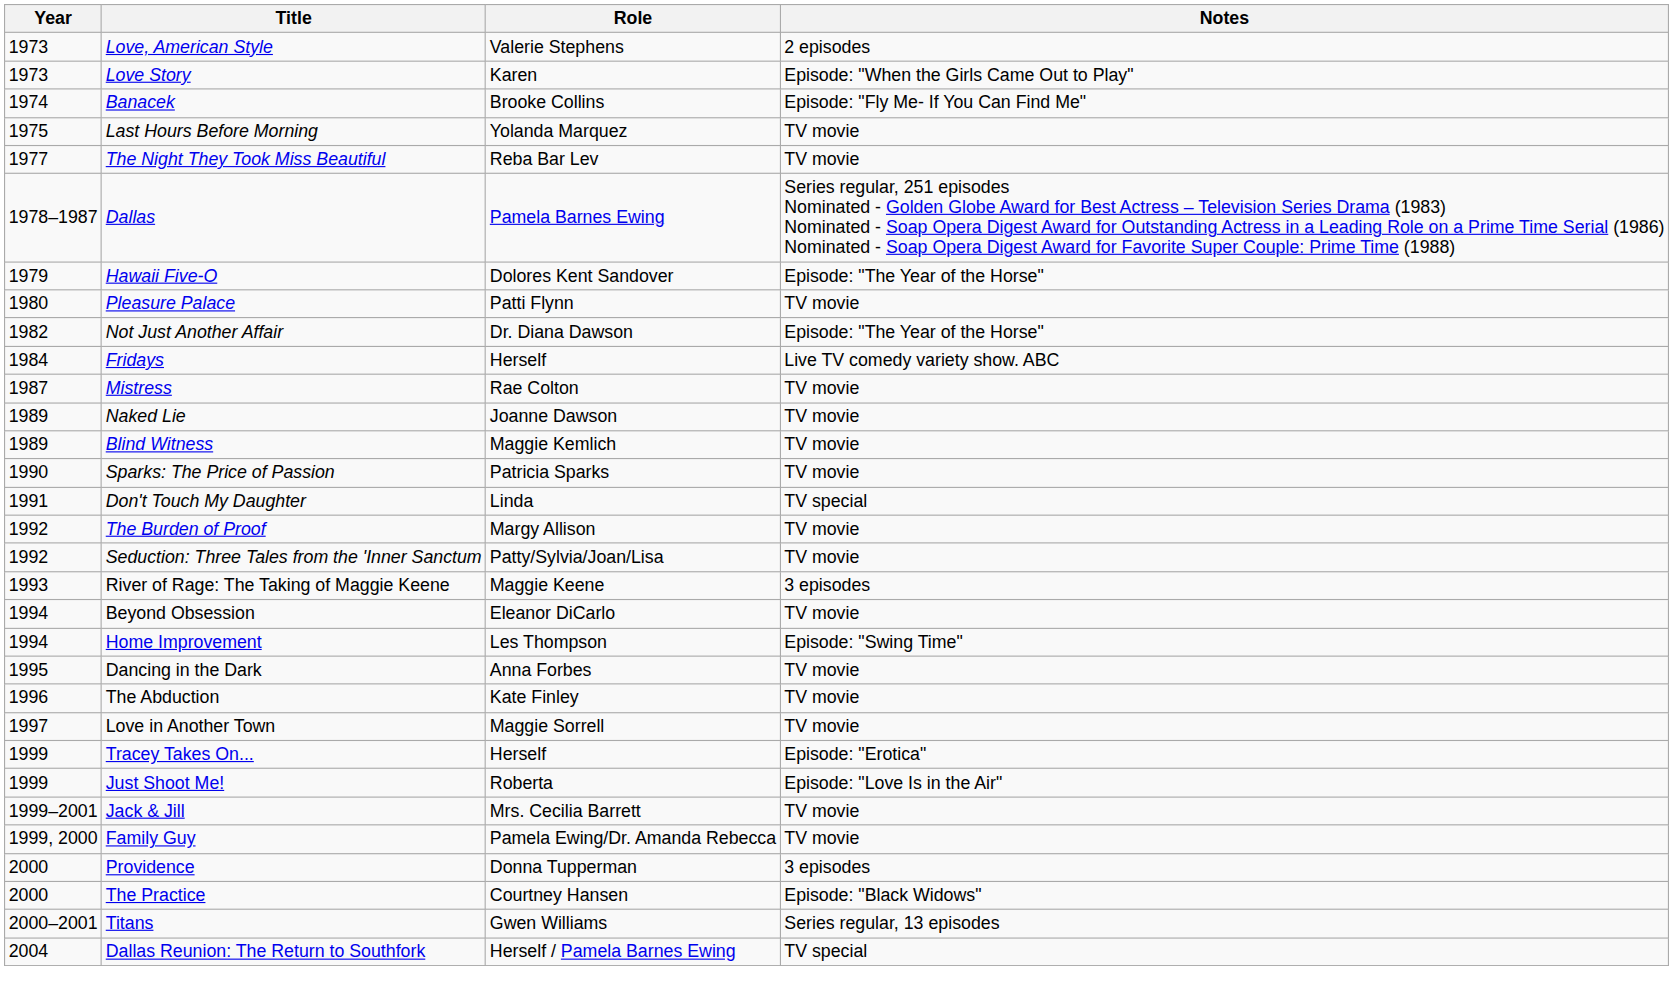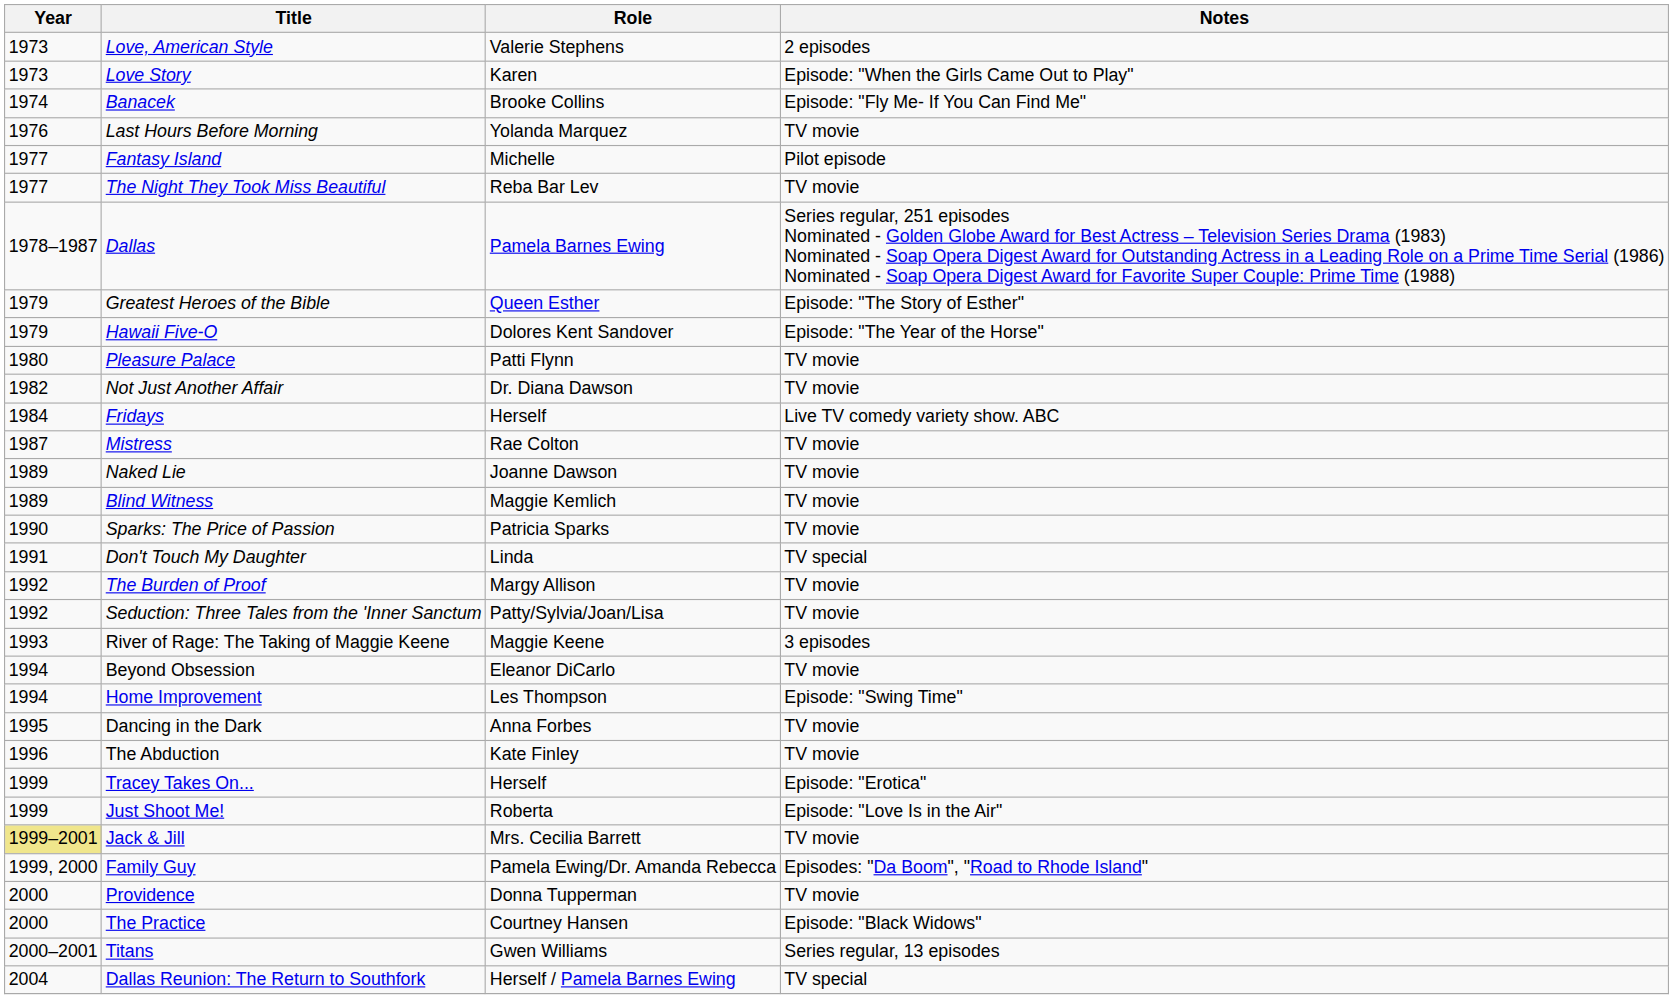(28, 131) 1975 -> (28, 131) 1976
+ row: (163, 159)
+ row: (218, 303)
(914, 332) Episode: "The Year of the Horse" -> (822, 388) TV movie
- row: (190, 726)
(53, 810) no background -> (53, 839) khaki background
(822, 839) TV movie -> (966, 867) Episodes: "Da Boom", "Road to Rhode Island"
(827, 867) 3 episodes -> (822, 895) TV movie
